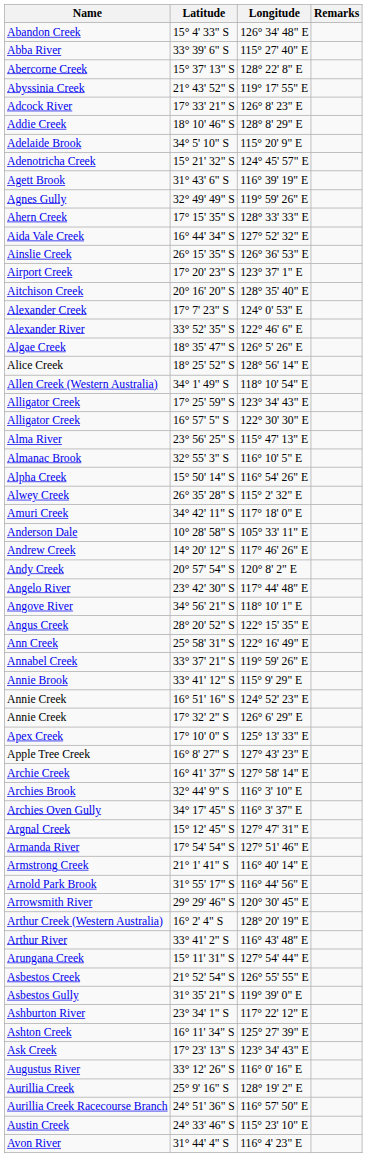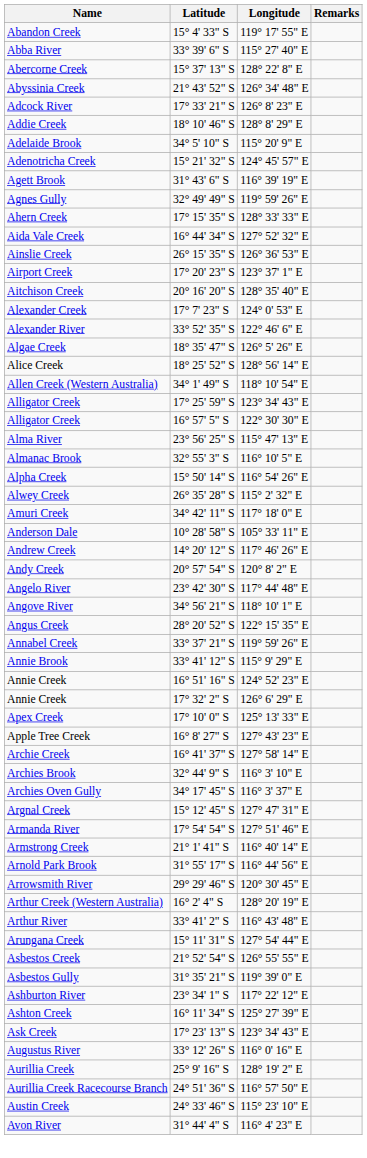(274, 32) 126° 34' 48" E -> (274, 32) 119° 17' 55" E
(274, 87) 119° 17' 55" E -> (274, 87) 126° 34' 48" E
- row: (33, 643)
